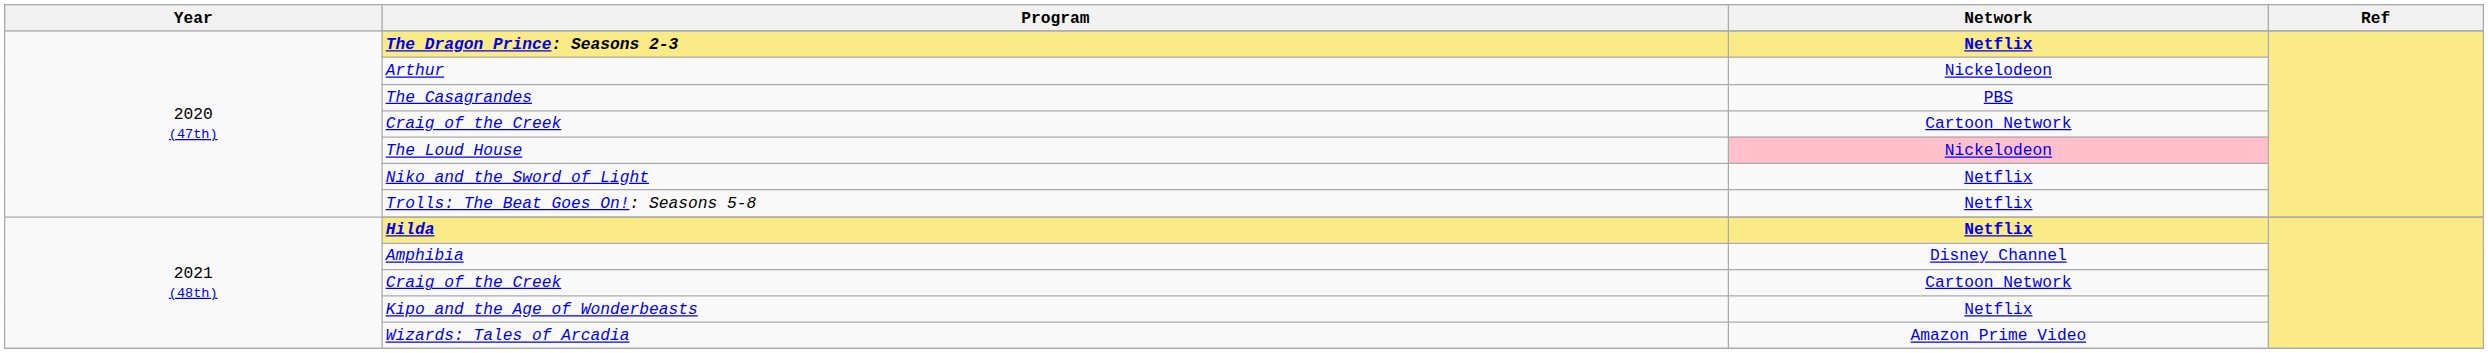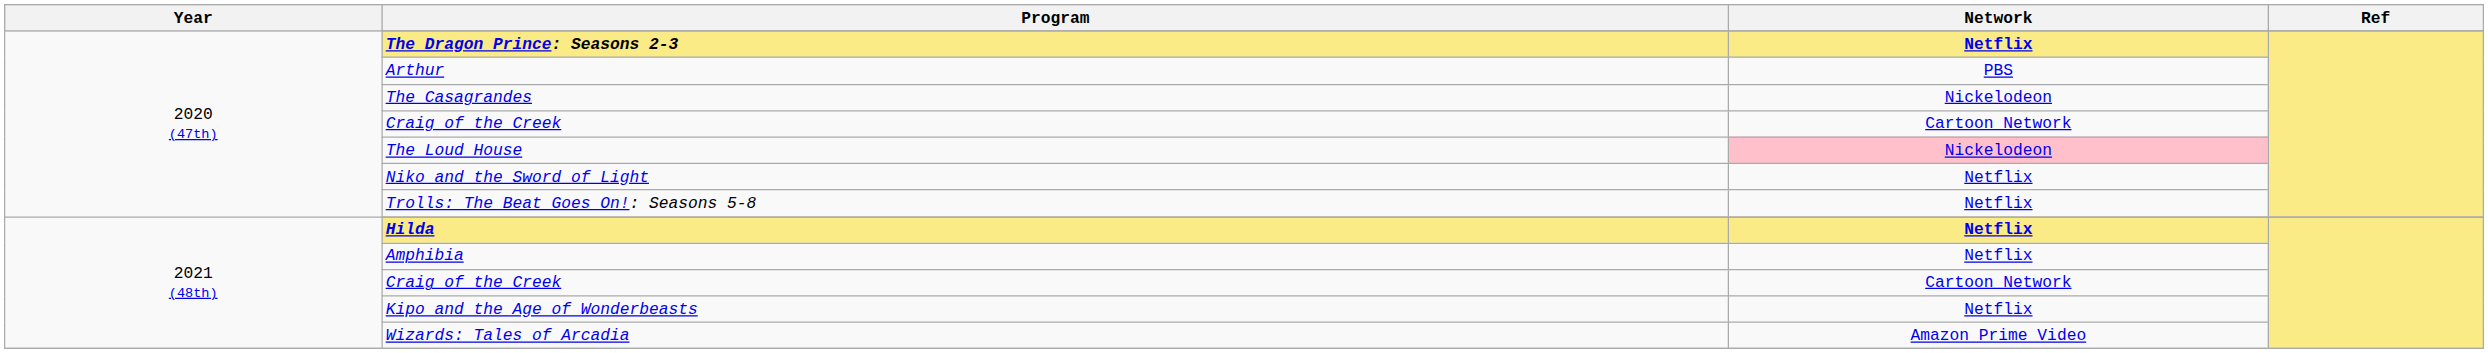(1998, 71) Nickelodeon -> (1998, 71) PBS
(1998, 97) PBS -> (1998, 97) Nickelodeon
(1998, 256) Disney Channel -> (1998, 256) Netflix
